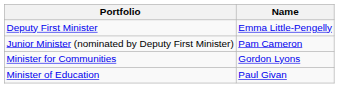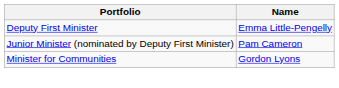- row: (53, 75)
